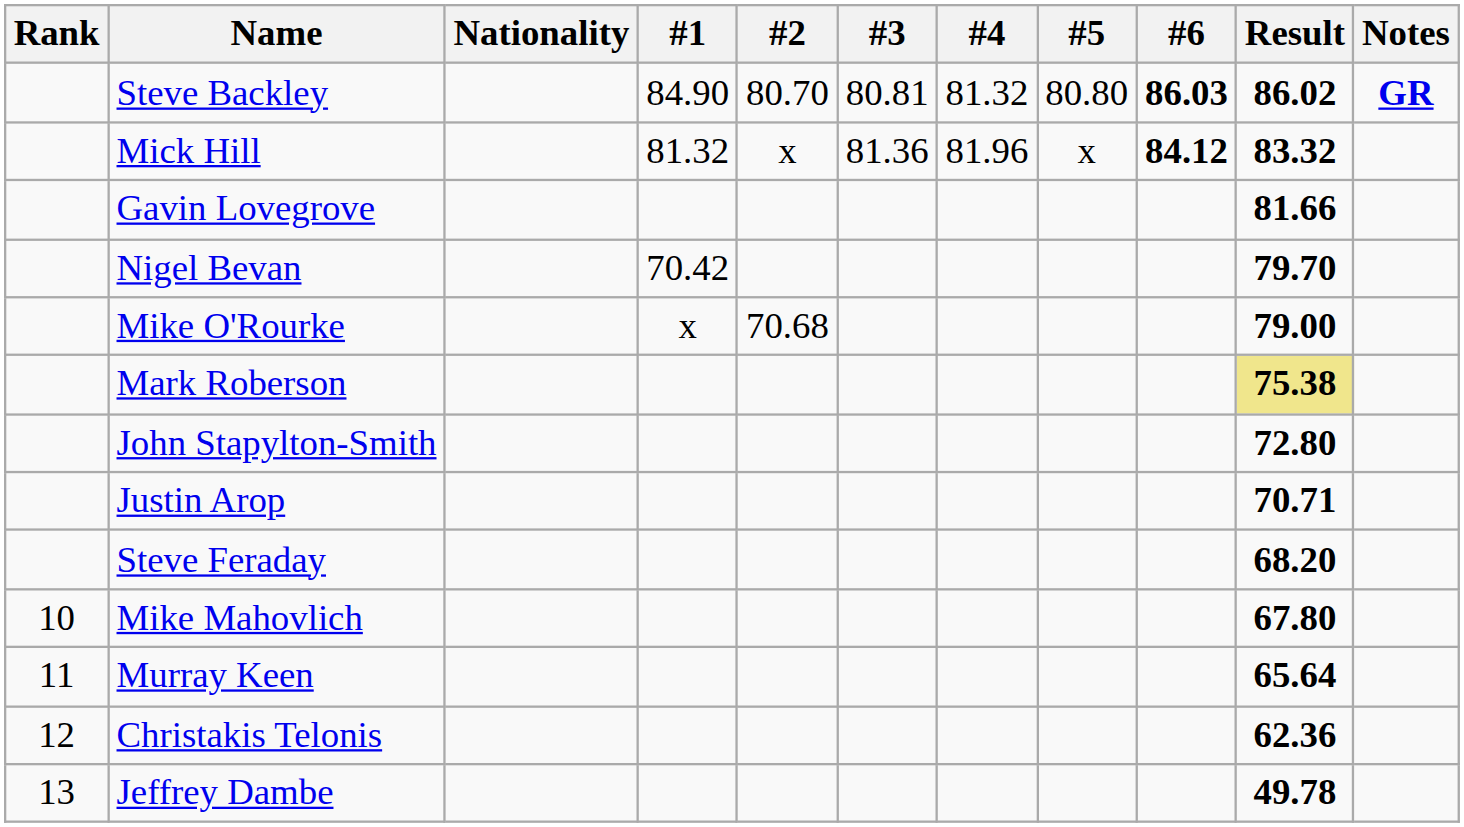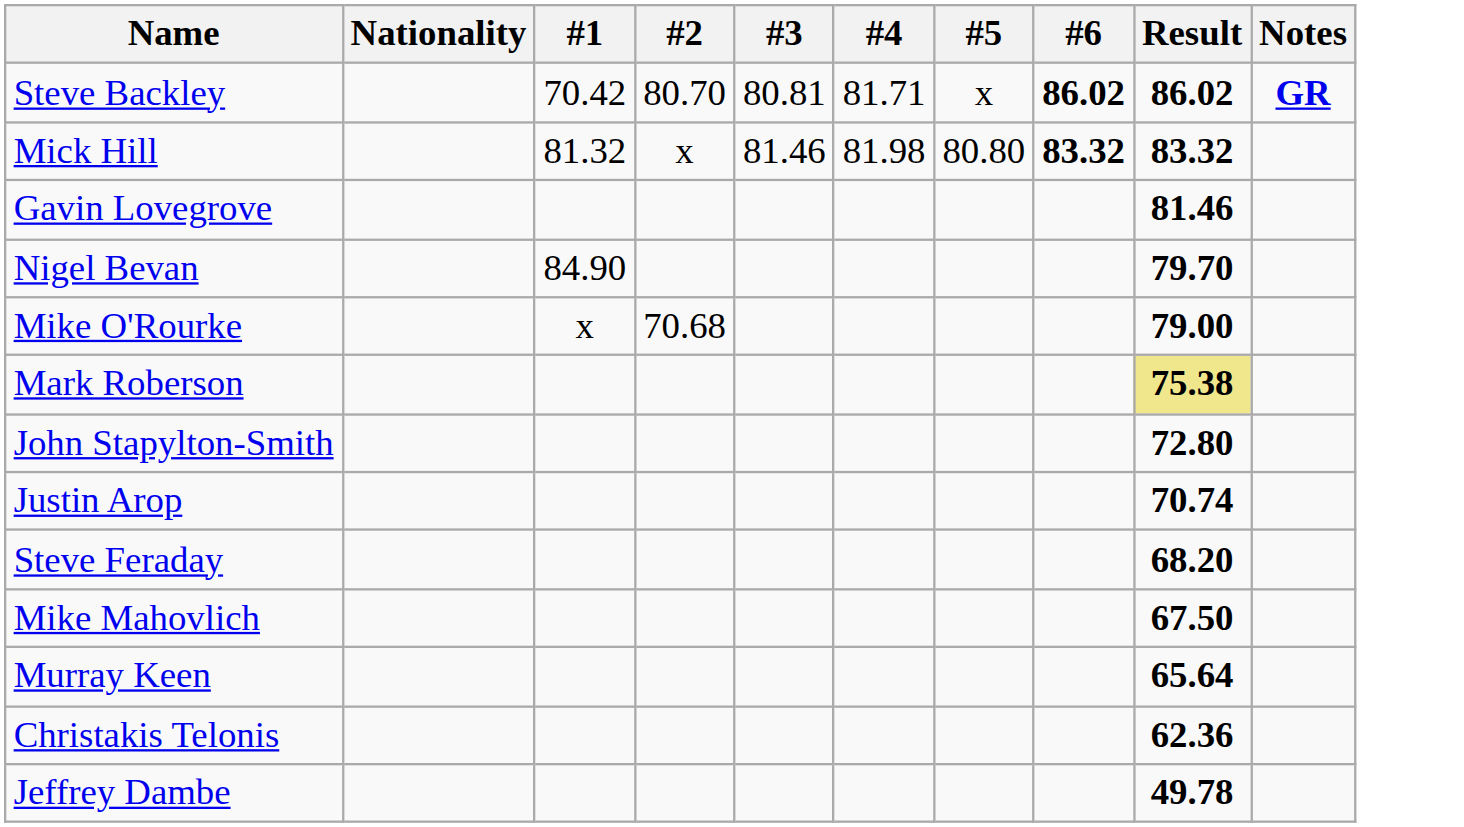- column: (57, 33)
(688, 92) 84.90 -> (585, 92) 70.42
(987, 92) 81.32 -> (884, 92) 81.71
(1087, 92) 80.80 -> (984, 92) x
(1186, 92) 86.03 -> (1084, 92) 86.02
(887, 150) 81.36 -> (784, 150) 81.46
(987, 150) 81.96 -> (884, 150) 81.98
(1087, 150) x -> (984, 150) 80.80
(1186, 150) 84.12 -> (1084, 150) 83.32
(1295, 208) 81.66 -> (1192, 208) 81.46
(688, 267) 70.42 -> (585, 267) 84.90
(1295, 500) 70.71 -> (1192, 500) 70.74
(1295, 617) 67.80 -> (1192, 617) 67.50
